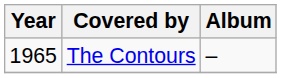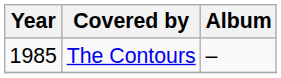(33, 55) 1965 -> (33, 55) 1985
